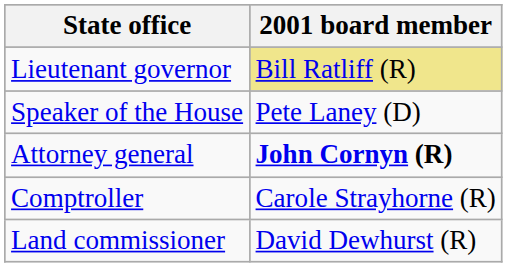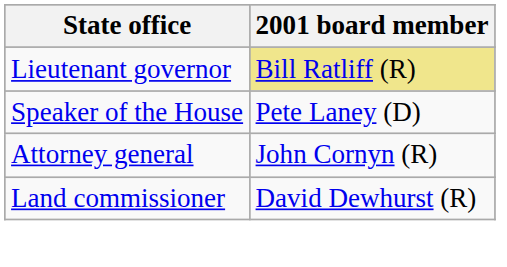(354, 154) bold -> (346, 154) normal
- row: (77, 197)
